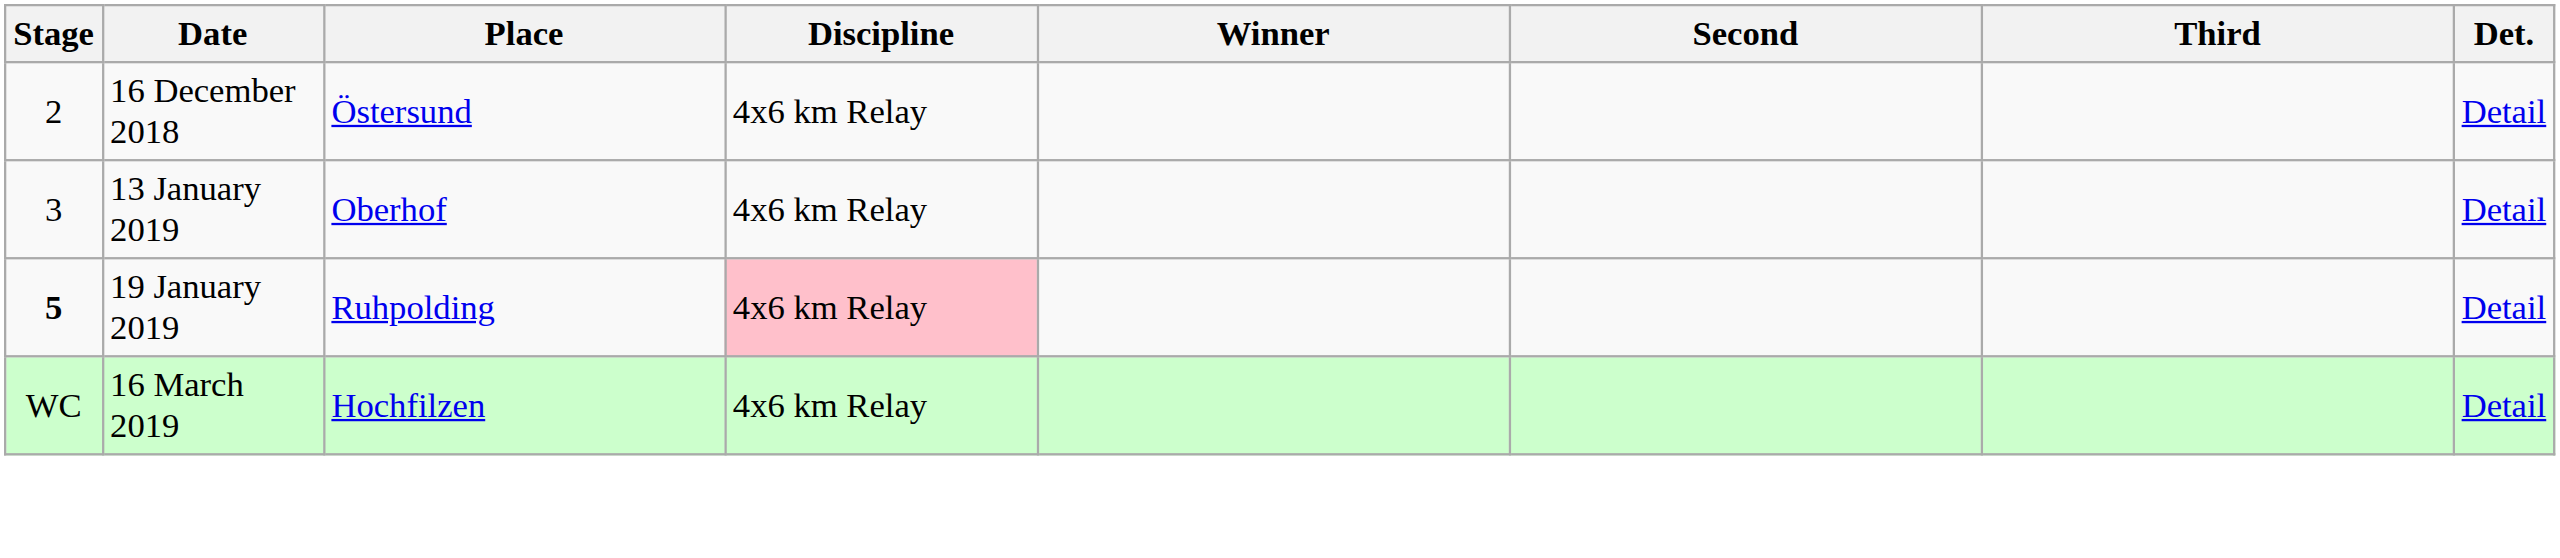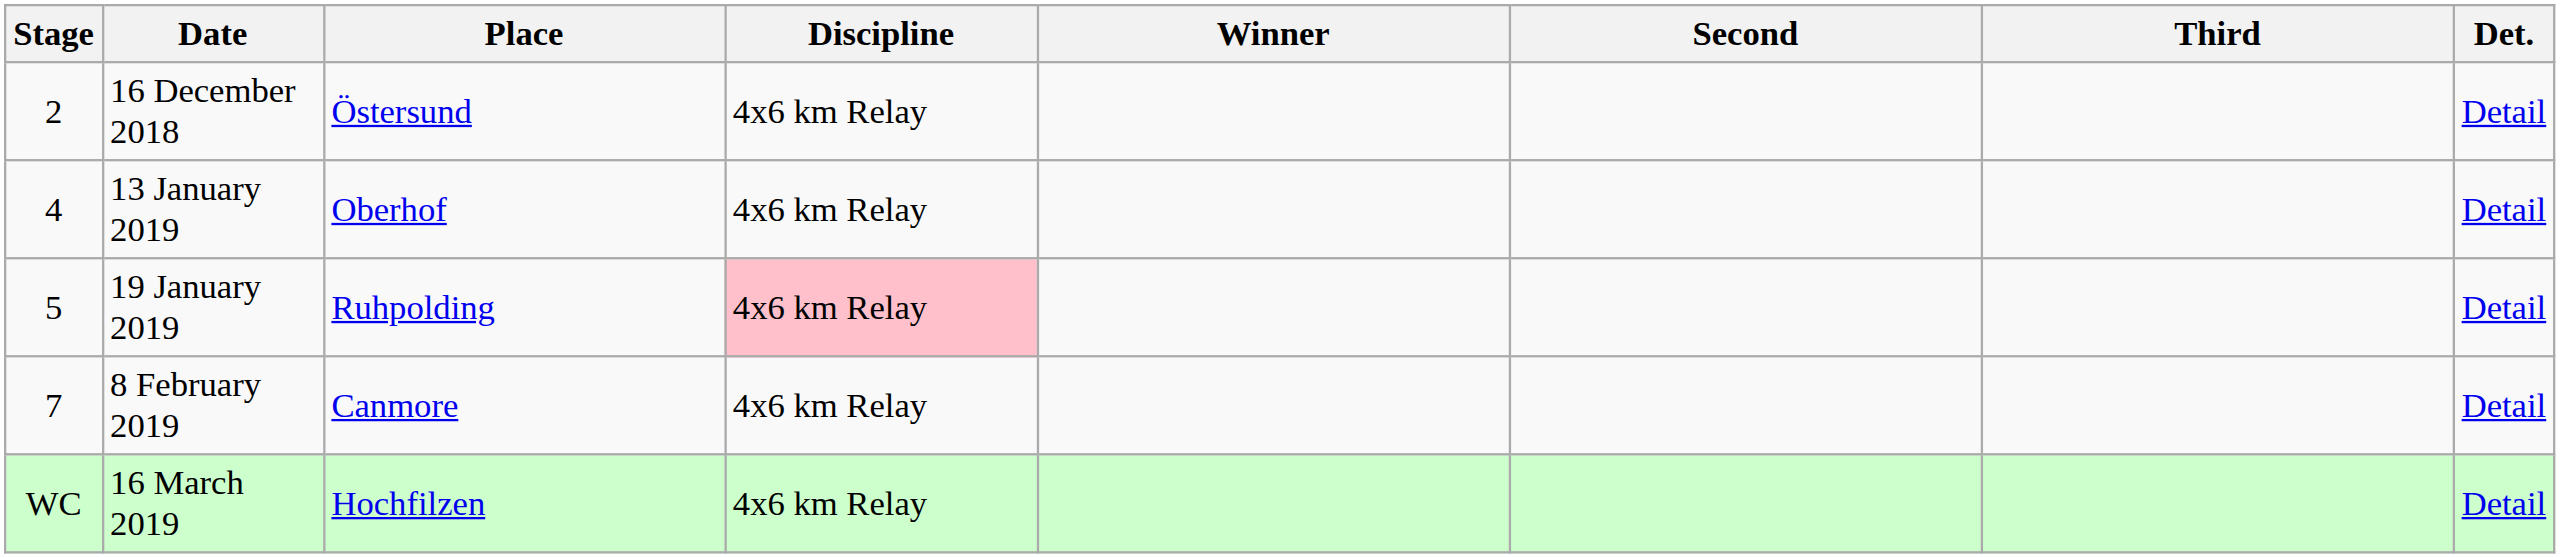(54, 209) 3 -> (54, 209) 4
(54, 307) bold -> (54, 307) normal
+ row: (186, 405)
